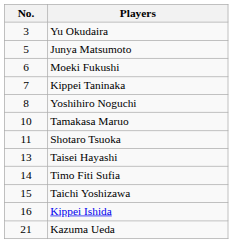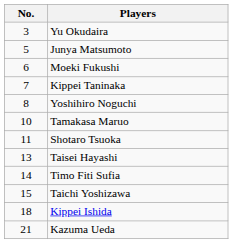(26, 211) 16 -> (26, 211) 18
